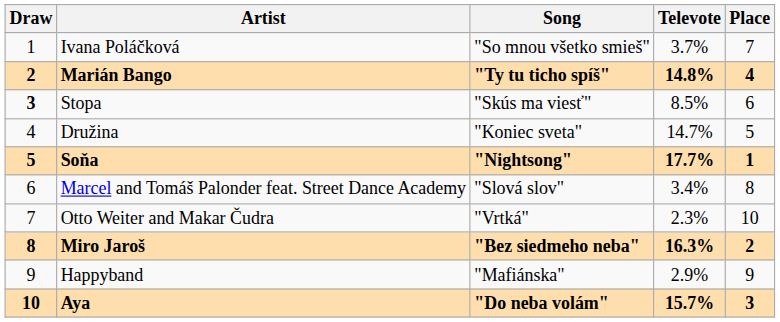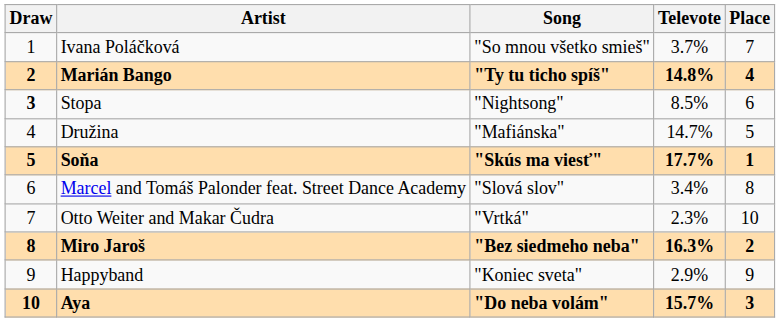(533, 103) "Skús ma viesť" -> (519, 103) "Nightsong"
(528, 132) "Koniec sveta" -> (519, 132) "Mafiánska"
(523, 160) "Nightsong" -> (538, 160) "Skús ma viesť"
(519, 274) "Mafiánska" -> (528, 274) "Koniec sveta"
